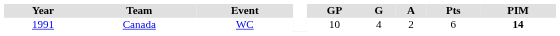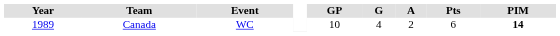(43, 24) 1991 -> (43, 24) 1989
